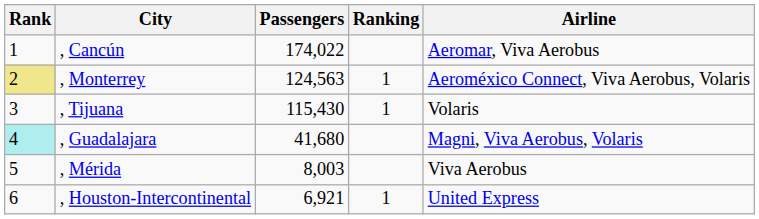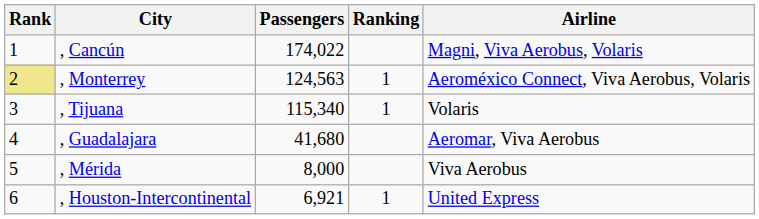(514, 49) Aeromar, Viva Aerobus -> (535, 49) Magni, Viva Aerobus, Volaris
(315, 109) 115,430 -> (315, 109) 115,340
(13, 139) paleturquoise background -> (13, 139) no background
(535, 139) Magni, Viva Aerobus, Volaris -> (514, 139) Aeromar, Viva Aerobus
(324, 169) 8,003 -> (324, 169) 8,000
